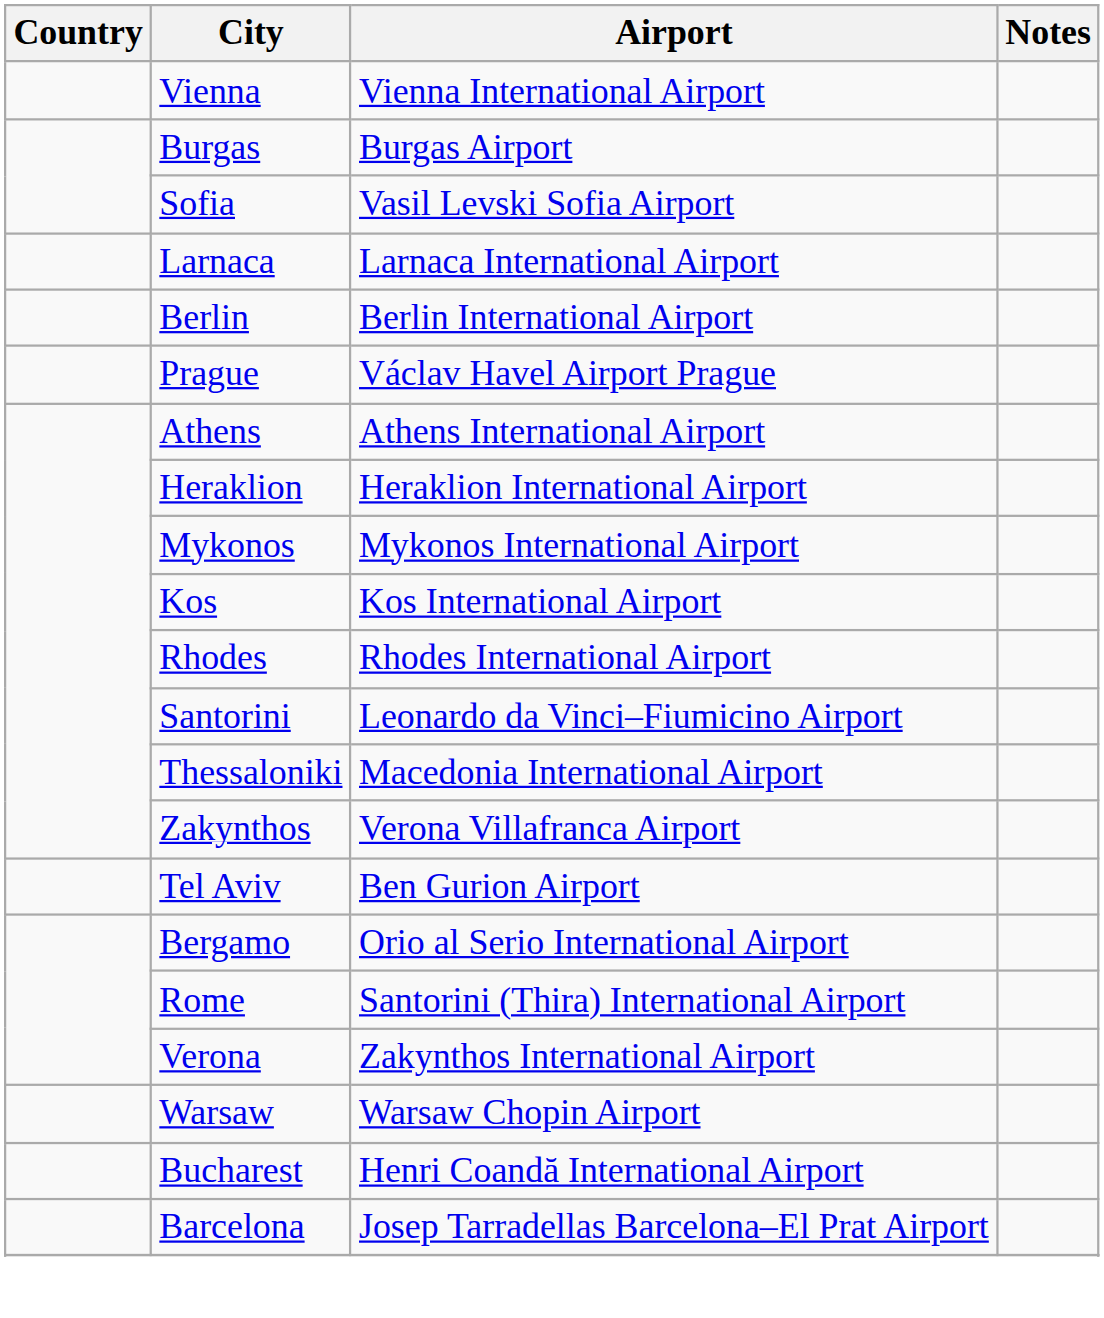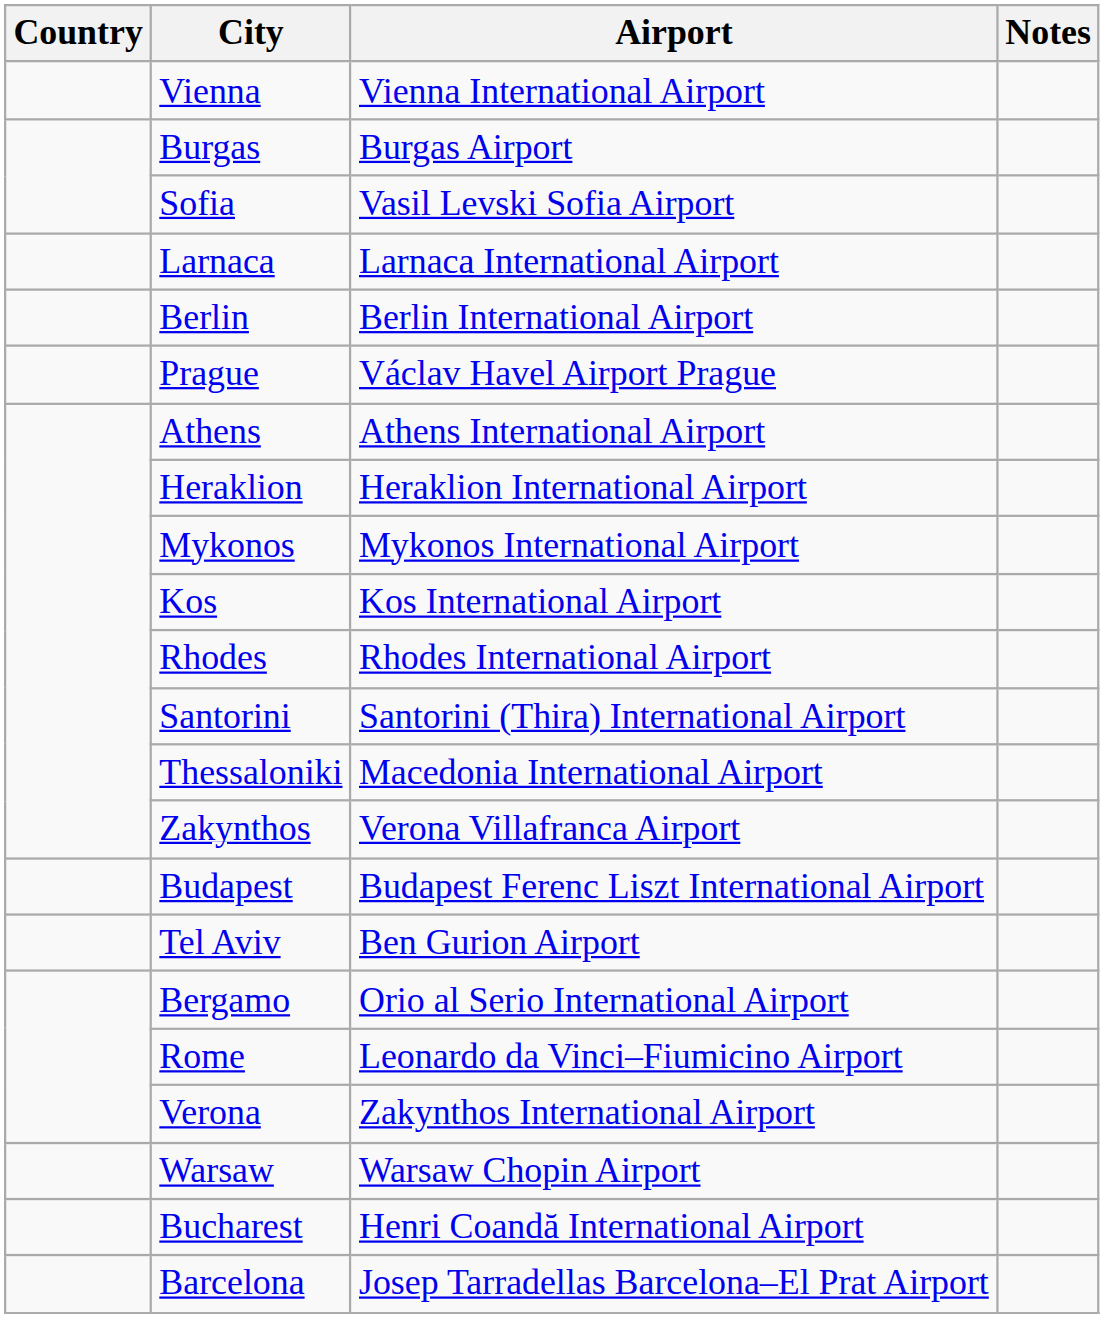(631, 715) Leonardo da Vinci–Fiumicino Airport -> (632, 715) Santorini (Thira) International Airport
+ row: (226, 885)
(632, 999) Santorini (Thira) International Airport -> (631, 1056) Leonardo da Vinci–Fiumicino Airport
